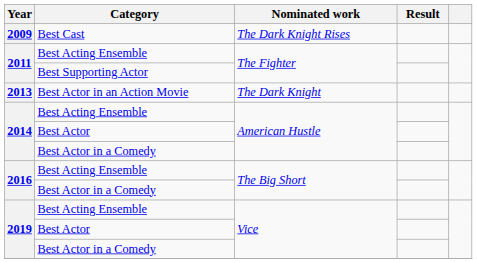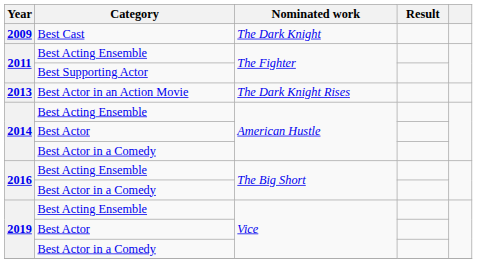(294, 33) The Dark Knight Rises -> (279, 33) The Dark Knight
(279, 92) The Dark Knight -> (294, 92) The Dark Knight Rises
